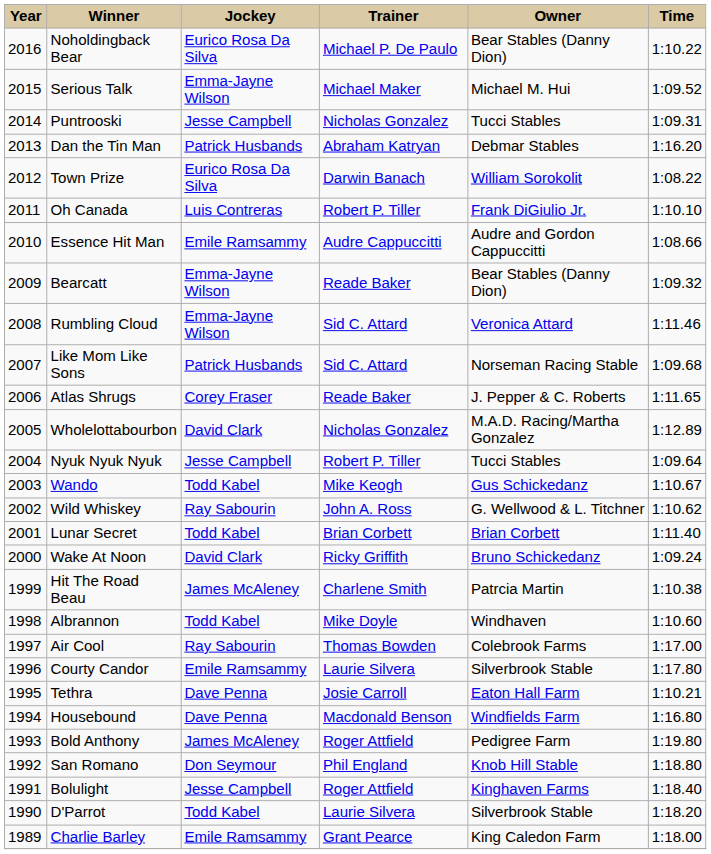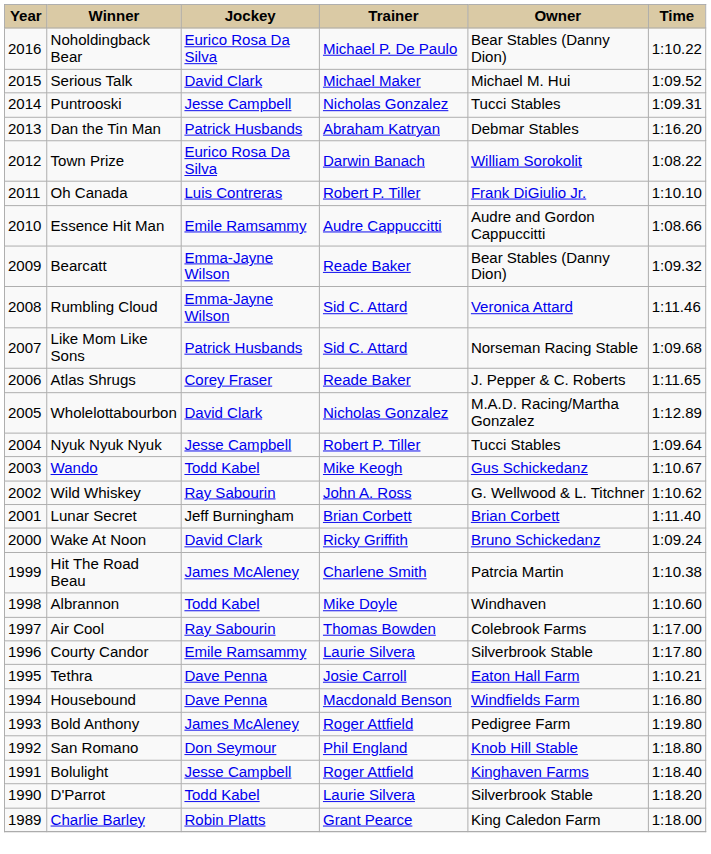(229, 89) Emma-Jayne Wilson -> (223, 81) David Clark
(222, 533) Todd Kabel -> (239, 516) Jeff Burningham
(245, 836) Emile Ramsammy -> (225, 819) Robin Platts
